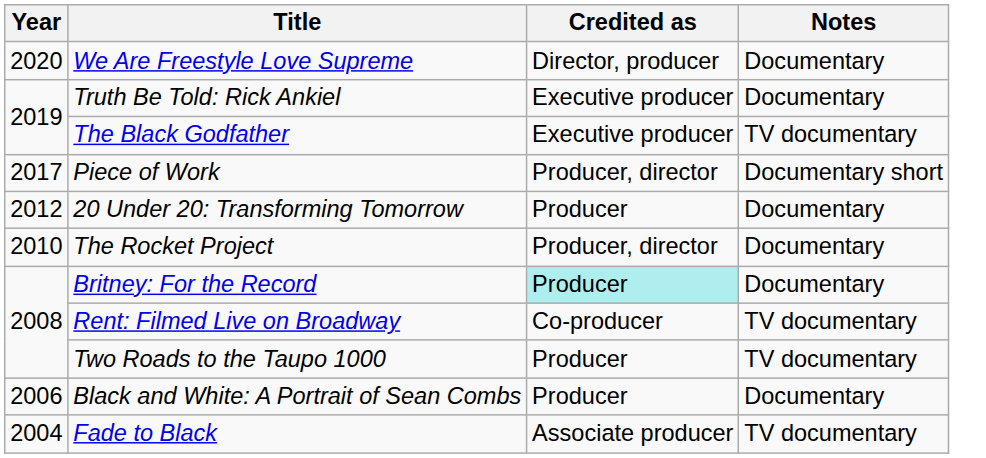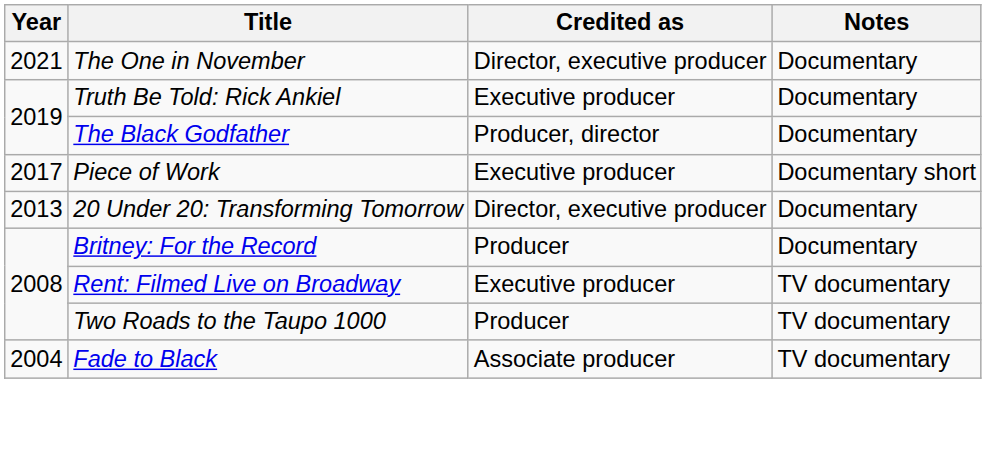+ row: (189, 60)
- row: (243, 60)
(633, 135) Executive producer -> (567, 135) Producer, director
(831, 135) TV documentary -> (847, 135) Documentary
(625, 172) Producer, director -> (574, 172) Executive producer
(36, 209) 2012 -> (36, 209) 2013
(580, 209) Producer -> (620, 209) Director, executive producer
- row: (173, 246)
(580, 284) paleturquoise background -> (521, 246) no background
(597, 321) Co-producer -> (574, 284) Executive producer
- row: (297, 396)
